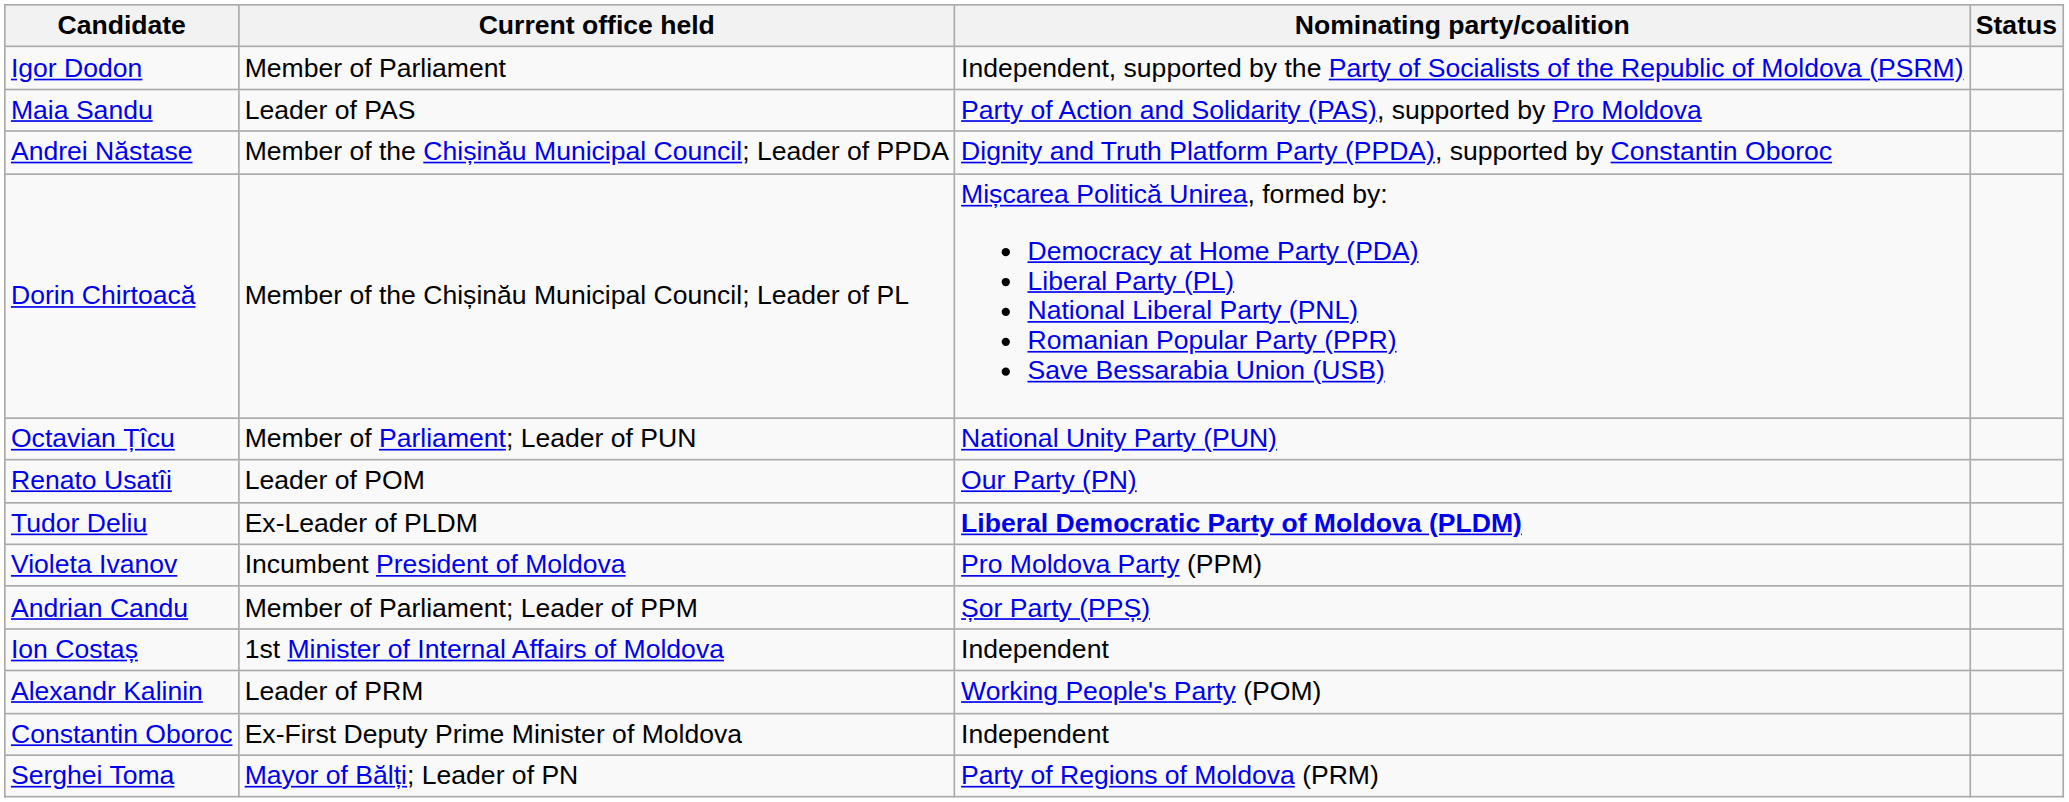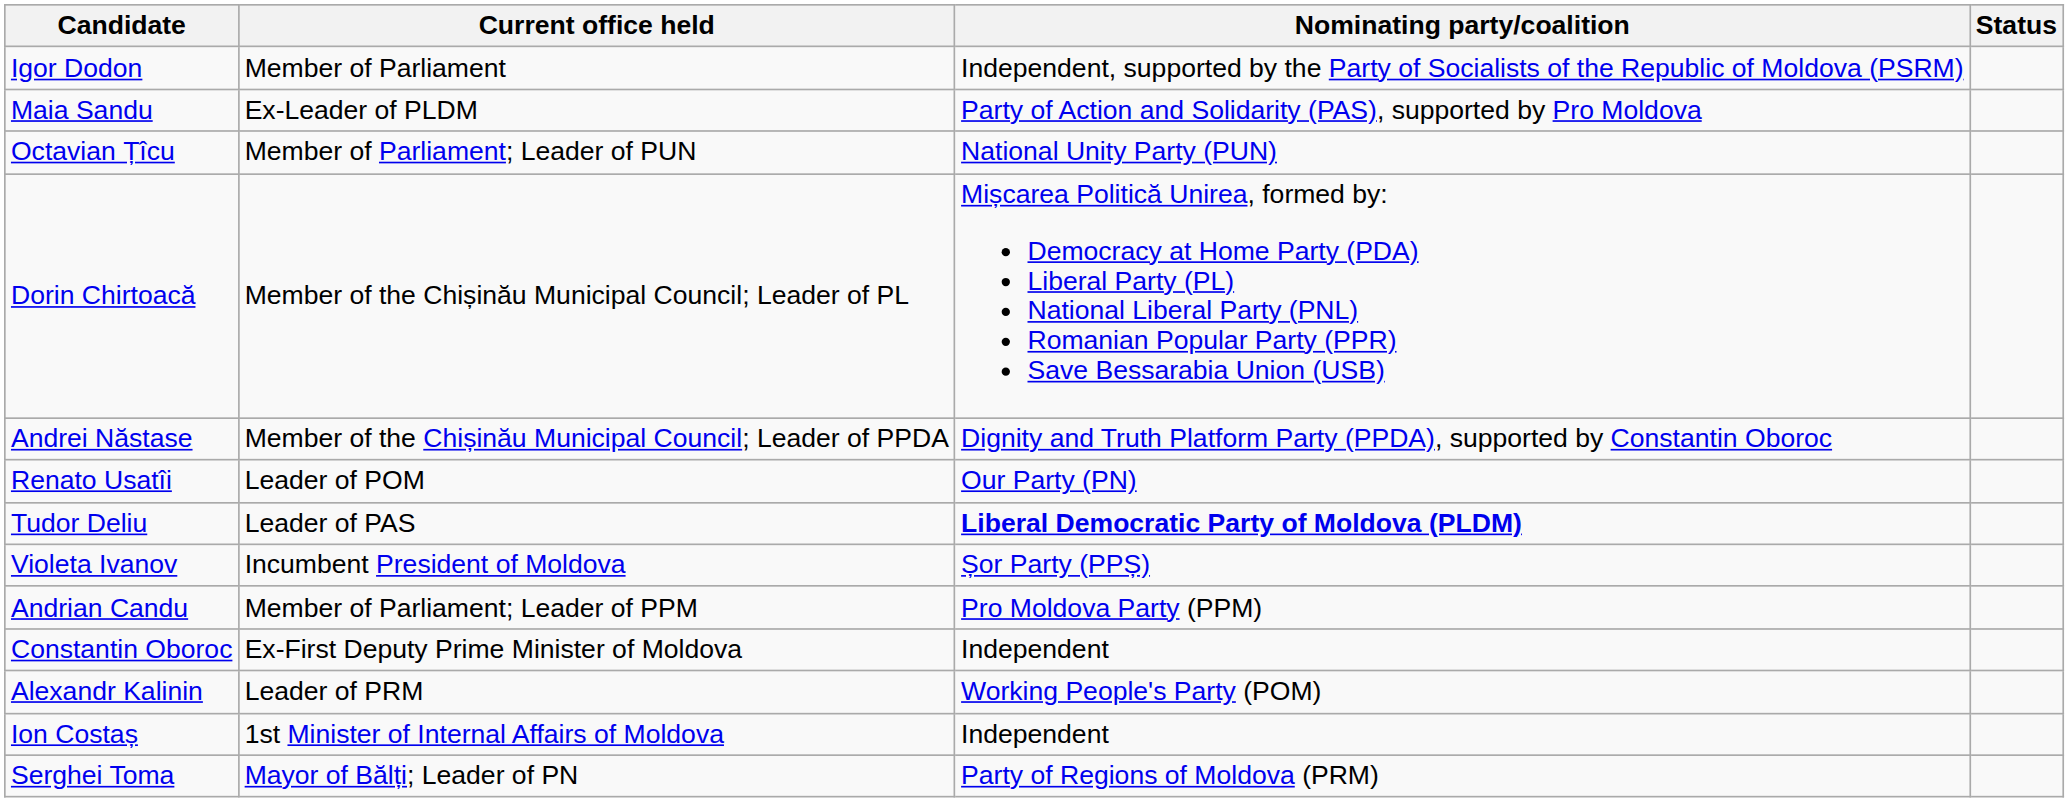(330, 109) Leader of PAS -> (361, 109) Ex-Leader of PLDM
rows swapped: (102, 151) <-> (93, 438)
(361, 522) Ex-Leader of PLDM -> (330, 522) Leader of PAS
(1112, 565) Pro Moldova Party (PPM) -> (1056, 565) Șor Party (PPȘ)
(1056, 607) Șor Party (PPȘ) -> (1112, 607) Pro Moldova Party (PPM)
rows swapped: (74, 649) <-> (122, 733)
